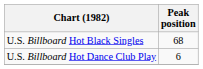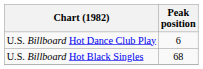rows swapped: (75, 40) <-> (81, 56)
